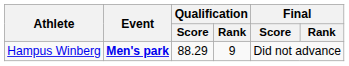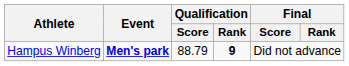(193, 52) 88.29 -> (193, 52) 88.79
(232, 52) normal -> (232, 52) bold
